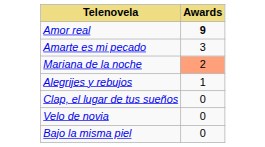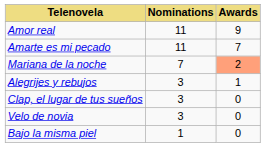+ column: (181, 13)
(203, 30) bold -> (238, 30) normal
(203, 47) 3 -> (238, 47) 7
